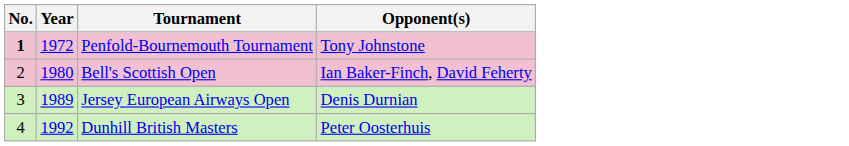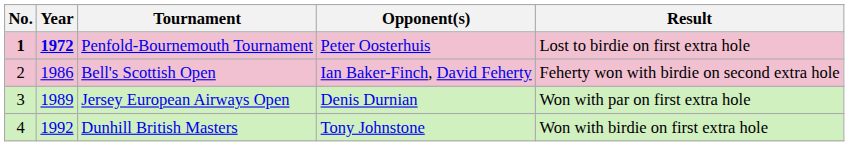+ column: (690, 18)
(57, 45) normal -> (57, 45) bold
(373, 45) Tony Johnstone -> (376, 45) Peter Oosterhuis
(57, 72) 1980 -> (57, 72) 1986
(376, 127) Peter Oosterhuis -> (373, 127) Tony Johnstone
